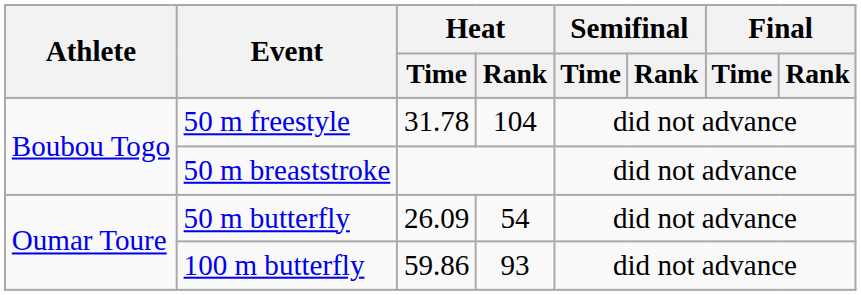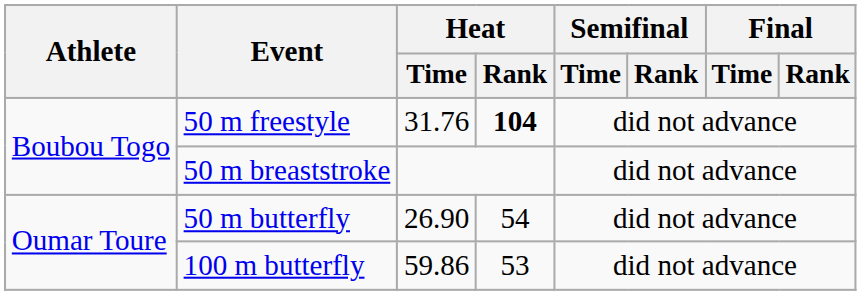(437, 122) 31.78 -> (437, 122) 31.76
(515, 122) normal -> (515, 122) bold
(437, 218) 26.09 -> (437, 218) 26.90
(515, 266) 93 -> (515, 266) 53
